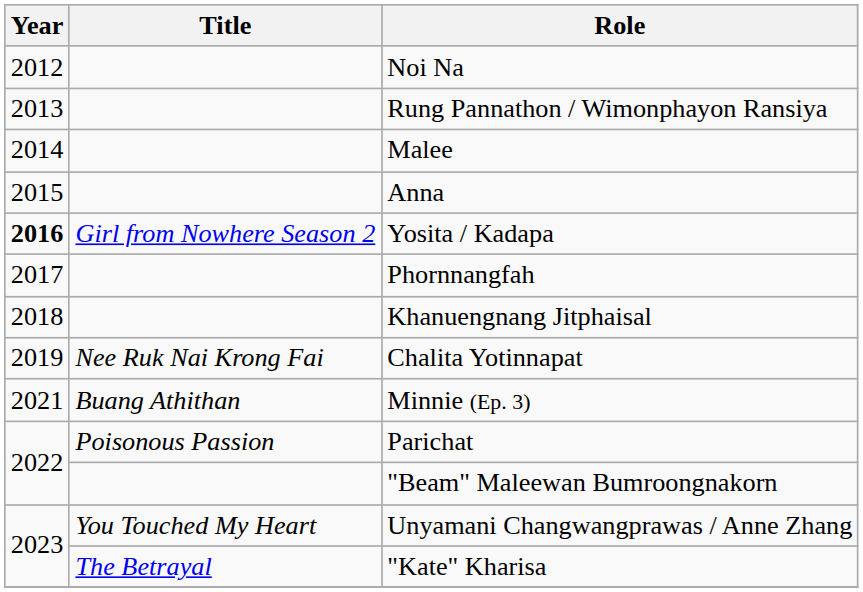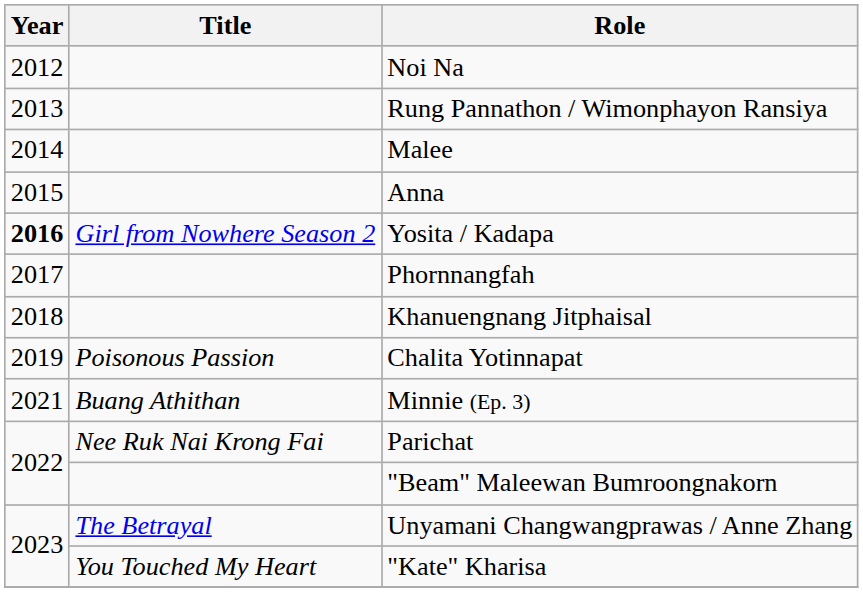(200, 358) Nee Ruk Nai Krong Fai -> (175, 358) Poisonous Passion
(175, 441) Poisonous Passion -> (200, 441) Nee Ruk Nai Krong Fai
(196, 524) You Touched My Heart -> (144, 524) The Betrayal
(144, 566) The Betrayal -> (196, 566) You Touched My Heart
